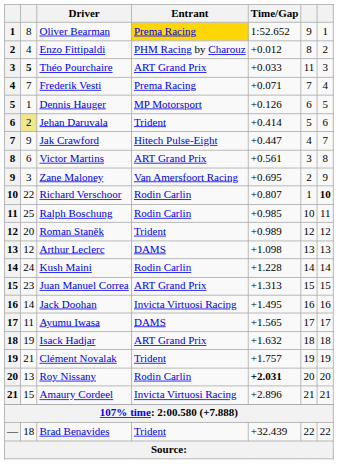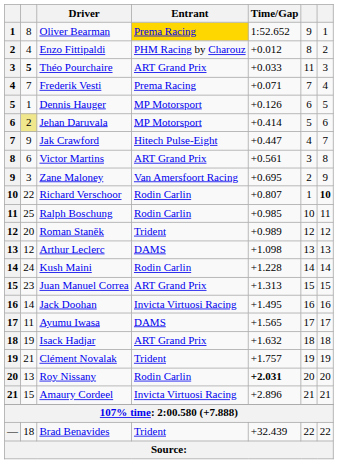(150, 122) Trident -> (168, 122) MP Motorsport
